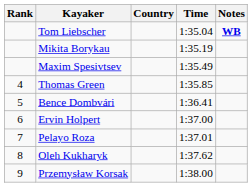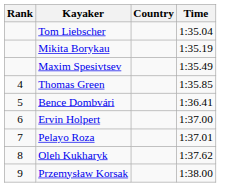- column: (231, 13)
